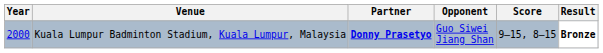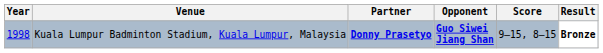(18, 34) 2000 -> (18, 34) 1998
(465, 34) normal -> (465, 34) bold
